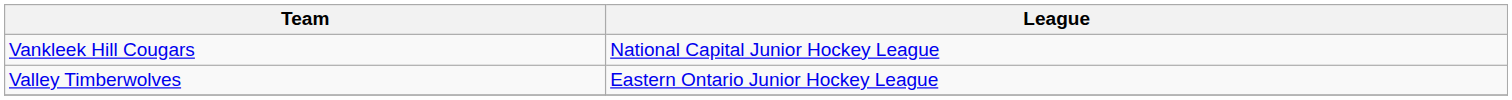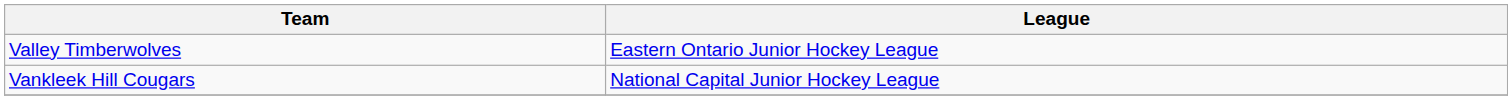rows swapped: (95, 79) <-> (102, 49)
